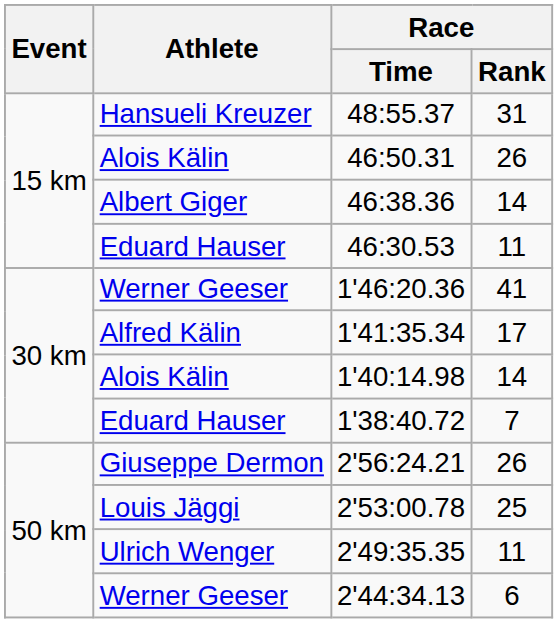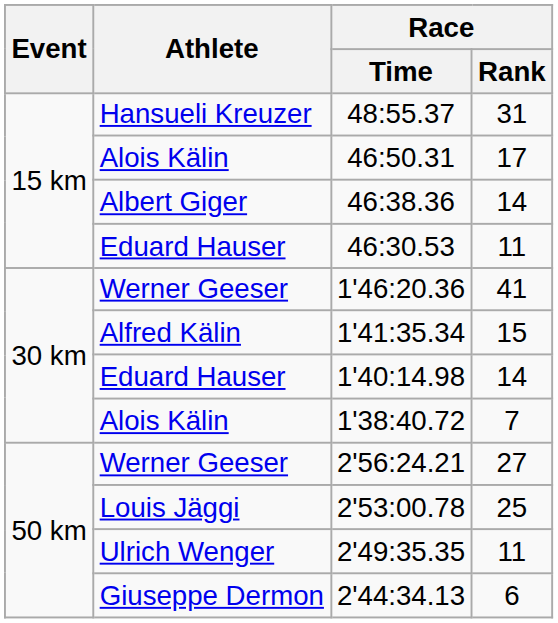(512, 158) 26 -> (512, 158) 17
(512, 333) 17 -> (512, 333) 15
(164, 377) Alois Kälin -> (193, 377) Eduard Hauser
(193, 420) Eduard Hauser -> (164, 420) Alois Kälin
(212, 464) Giuseppe Dermon -> (194, 464) Werner Geeser
(512, 464) 26 -> (512, 464) 27
(194, 595) Werner Geeser -> (212, 595) Giuseppe Dermon
